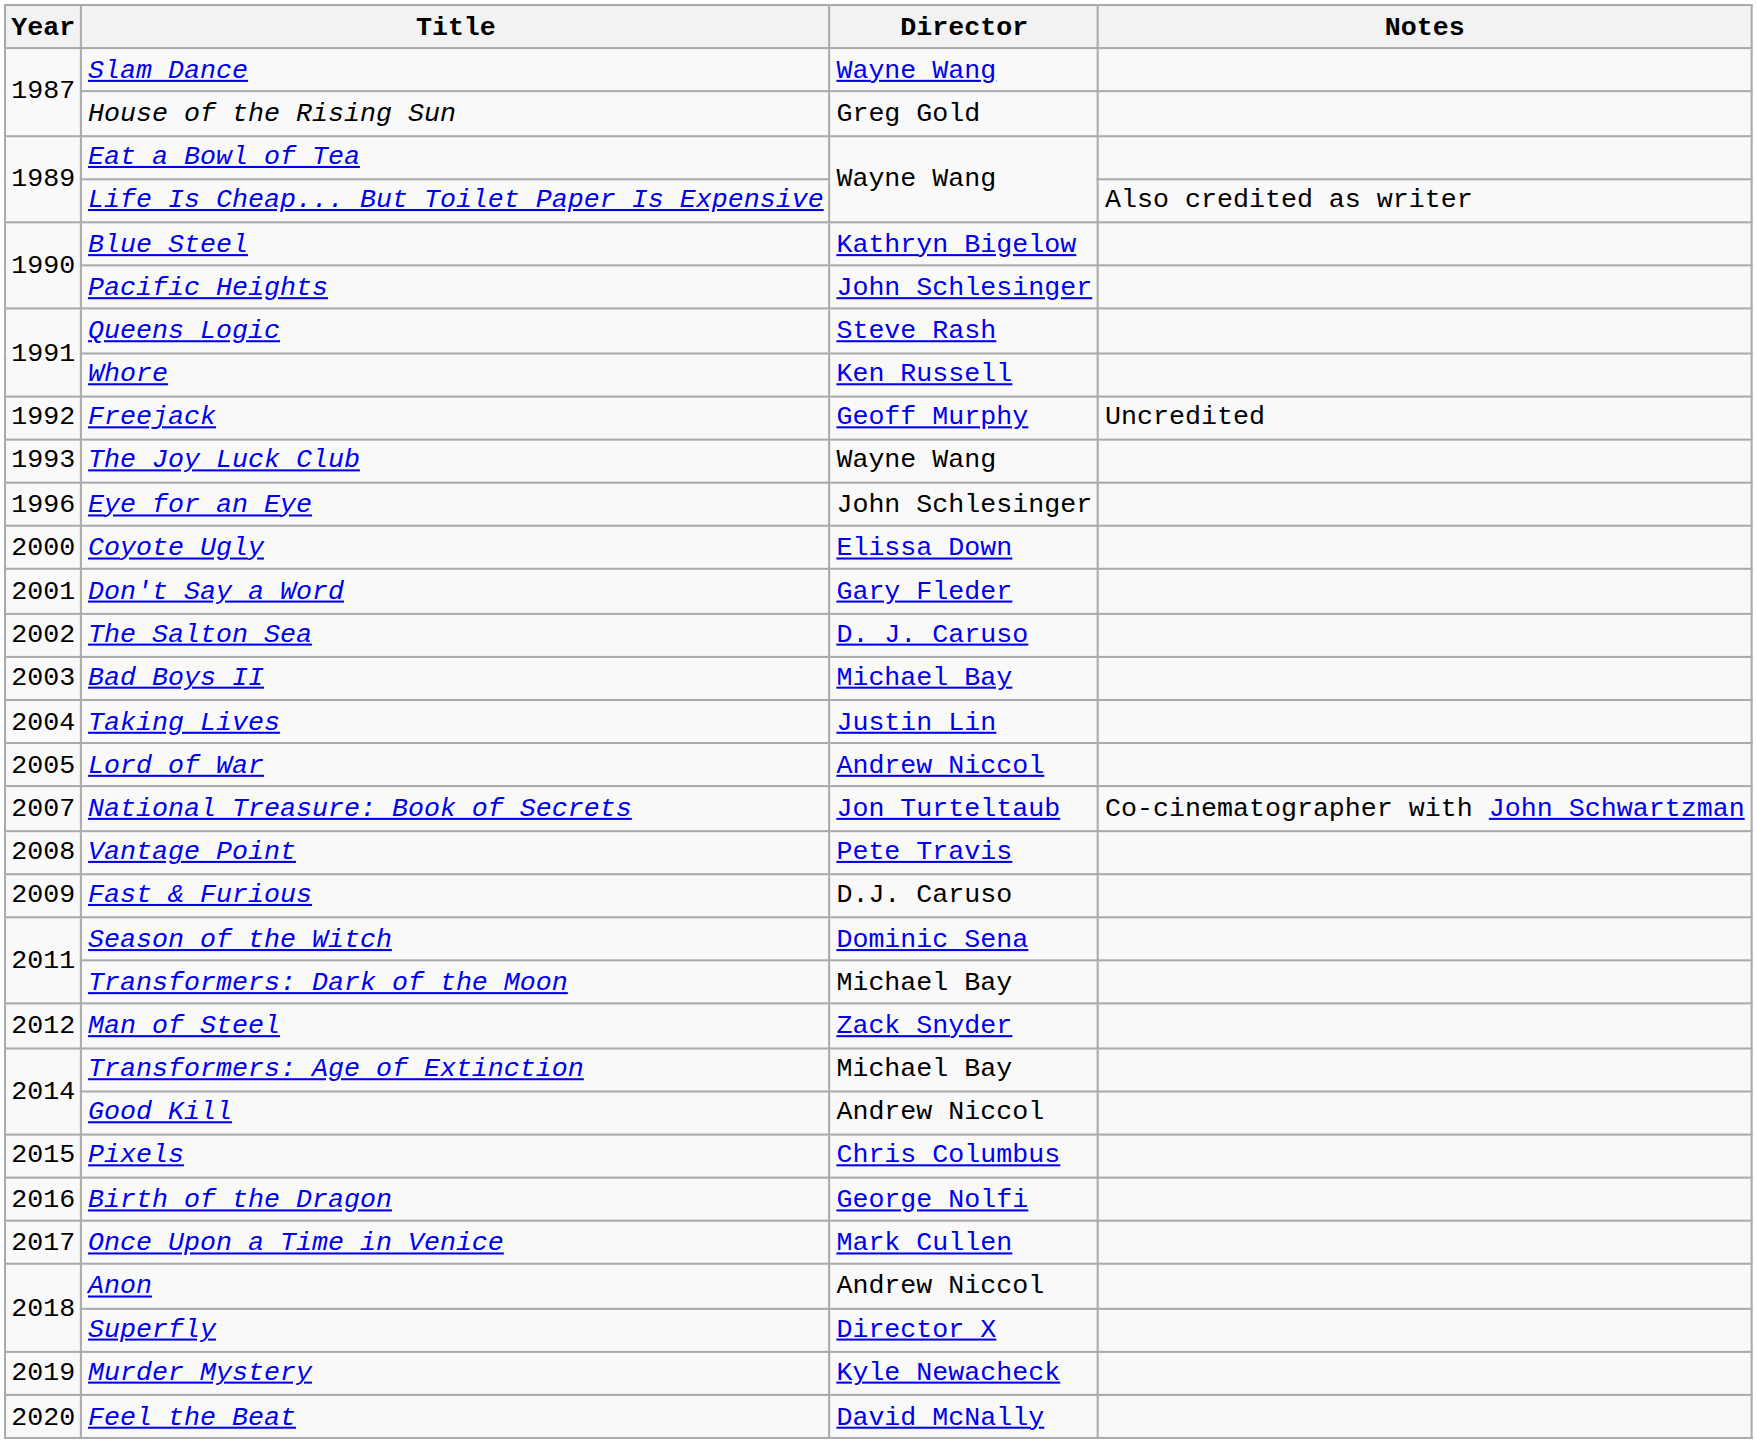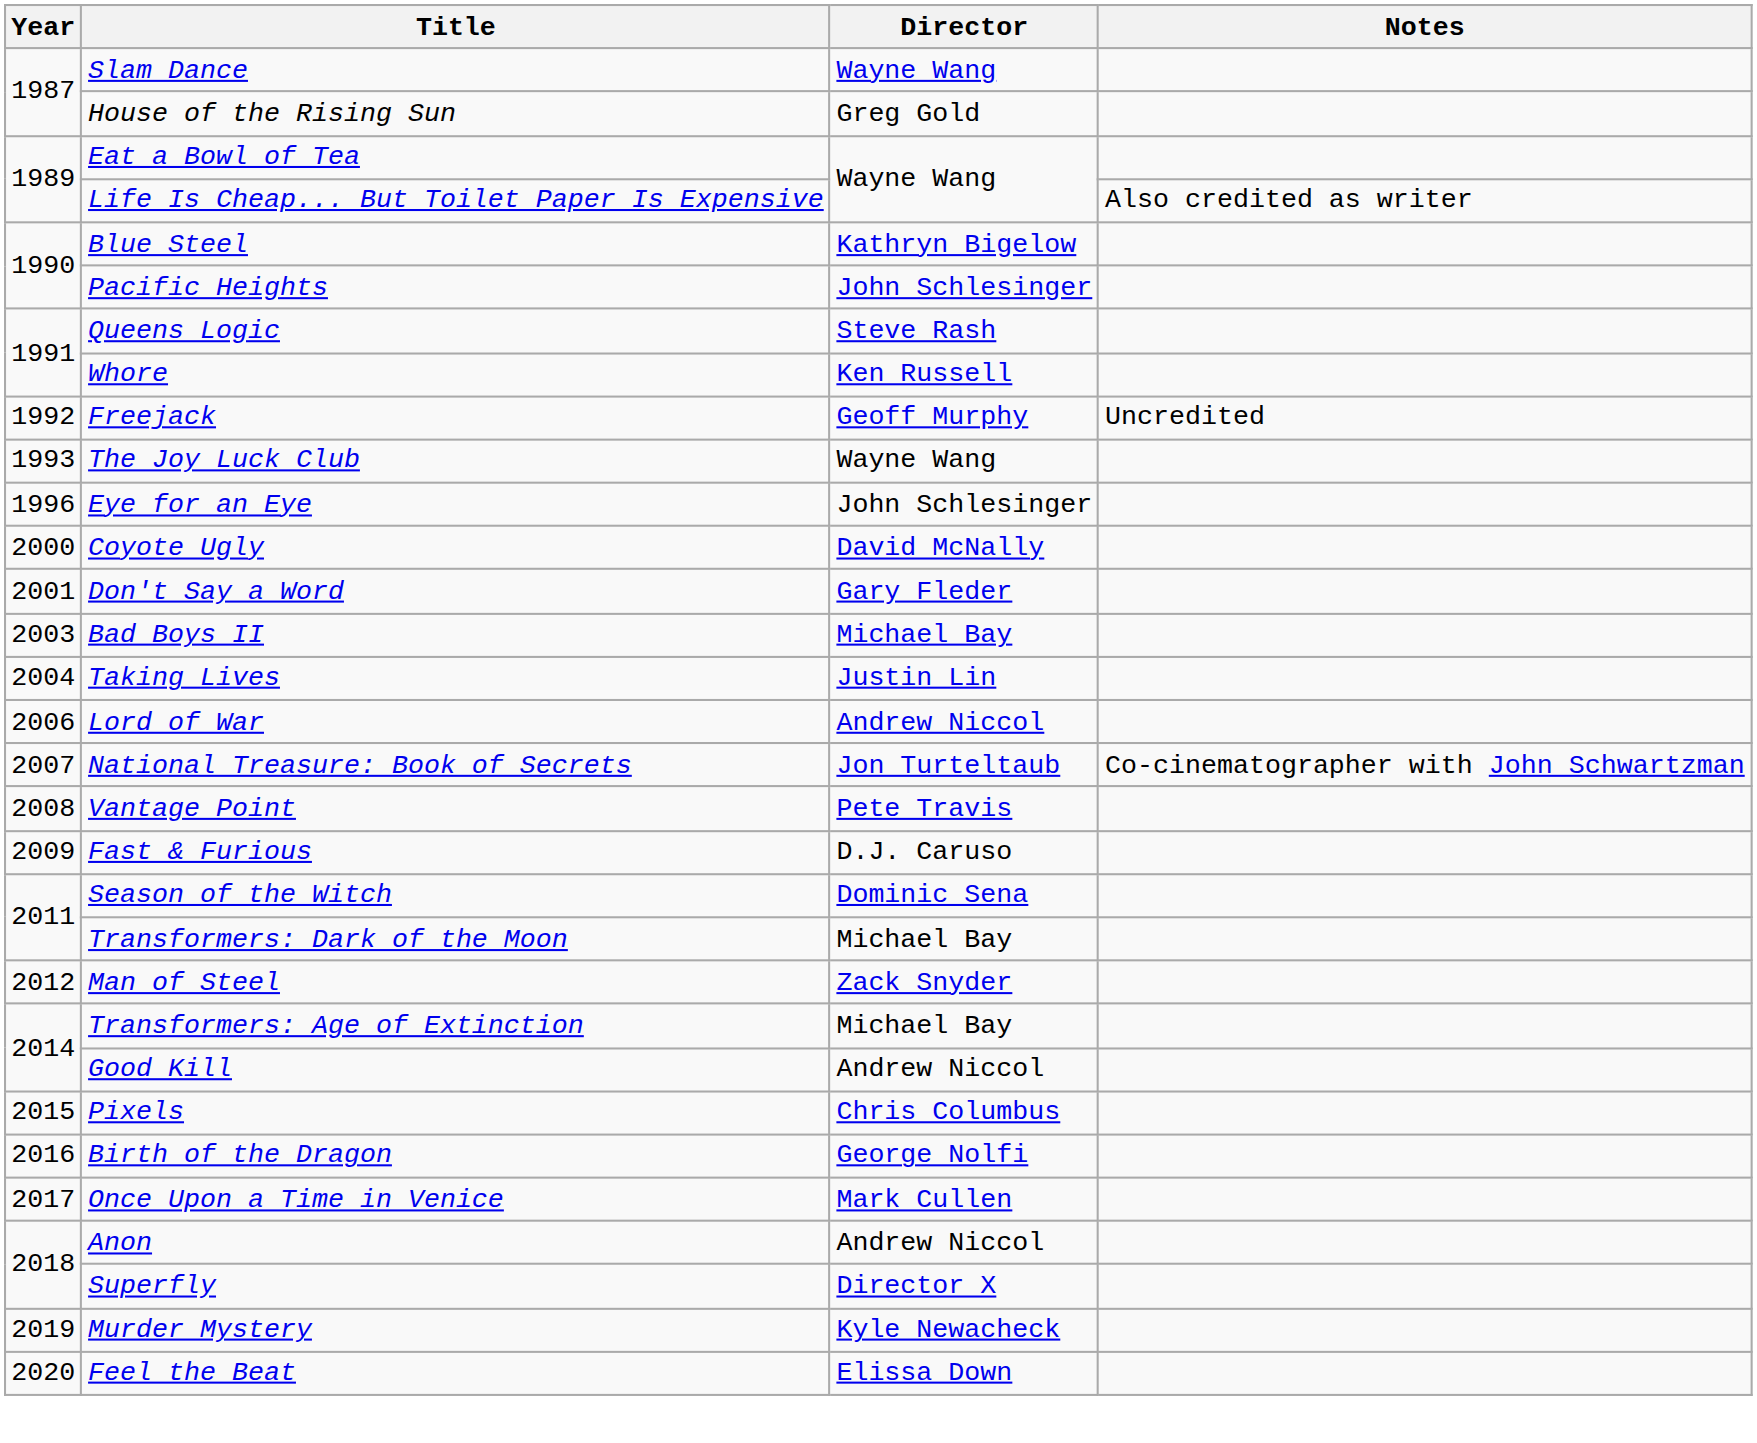(924, 548) Elissa Down -> (940, 548) David McNally
- row: (200, 635)
(43, 765) 2005 -> (43, 722) 2006
(940, 1417) David McNally -> (924, 1373) Elissa Down
